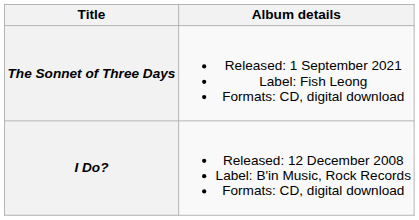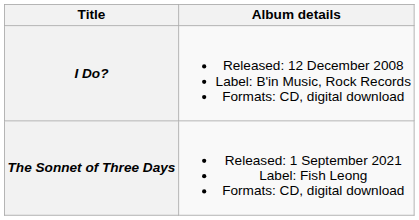rows swapped: (91, 168) <-> (91, 73)
